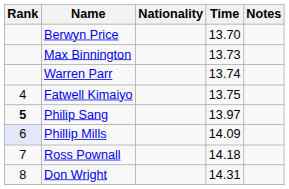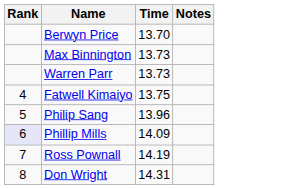- column: (171, 14)
(225, 74) 13.74 -> (154, 74) 13.73
(23, 114) bold -> (23, 114) normal
(225, 114) 13.97 -> (154, 114) 13.96
(225, 154) 14.18 -> (154, 154) 14.19
